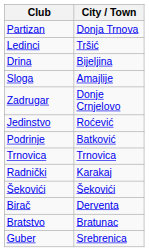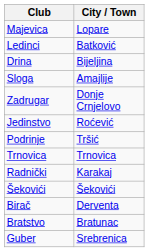+ row: (27, 29)
- row: (26, 29)
(88, 45) Tršić -> (96, 45) Batković
(96, 139) Batković -> (88, 139) Tršić
